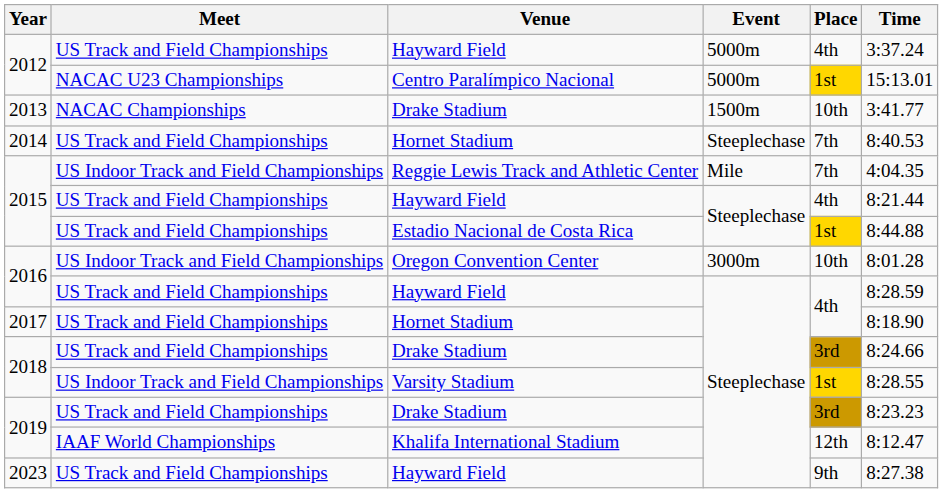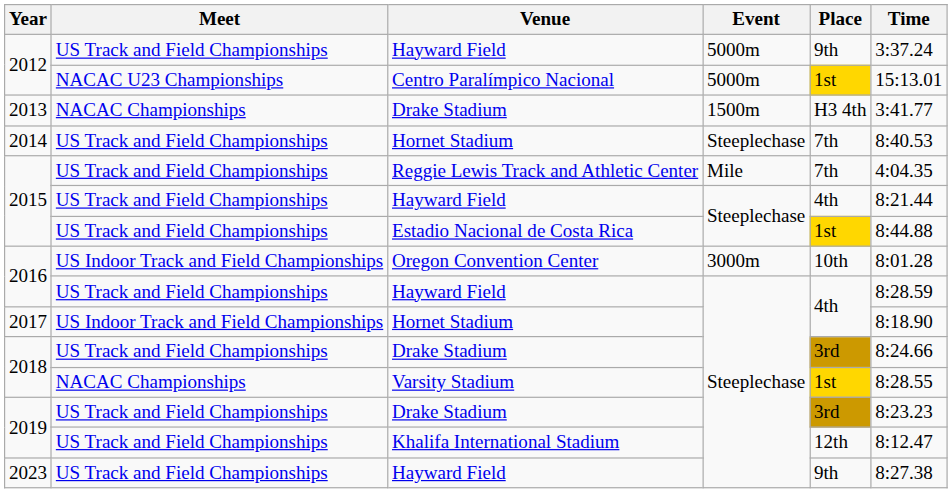(826, 49) 4th -> (826, 49) 9th
(831, 110) 10th -> (840, 110) H3 4th
(220, 170) US Indoor Track and Field Championships -> (192, 170) US Track and Field Championships
(192, 321) US Track and Field Championships -> (220, 321) US Indoor Track and Field Championships
(220, 381) US Indoor Track and Field Championships -> (151, 381) NACAC Championships
(165, 442) IAAF World Championships -> (192, 442) US Track and Field Championships
